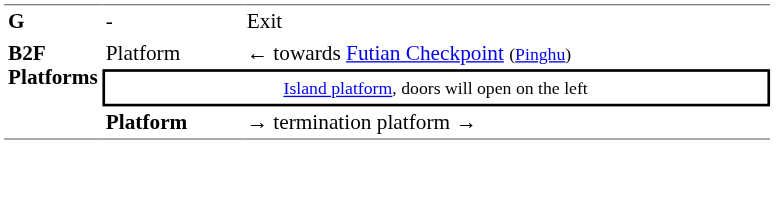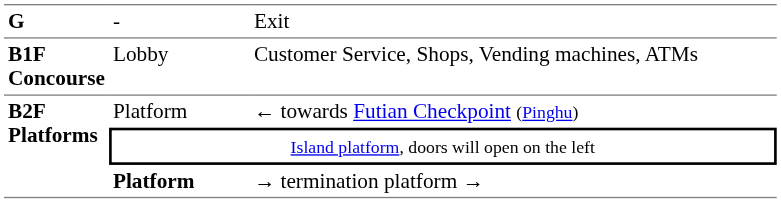+ row: (476, 54)
